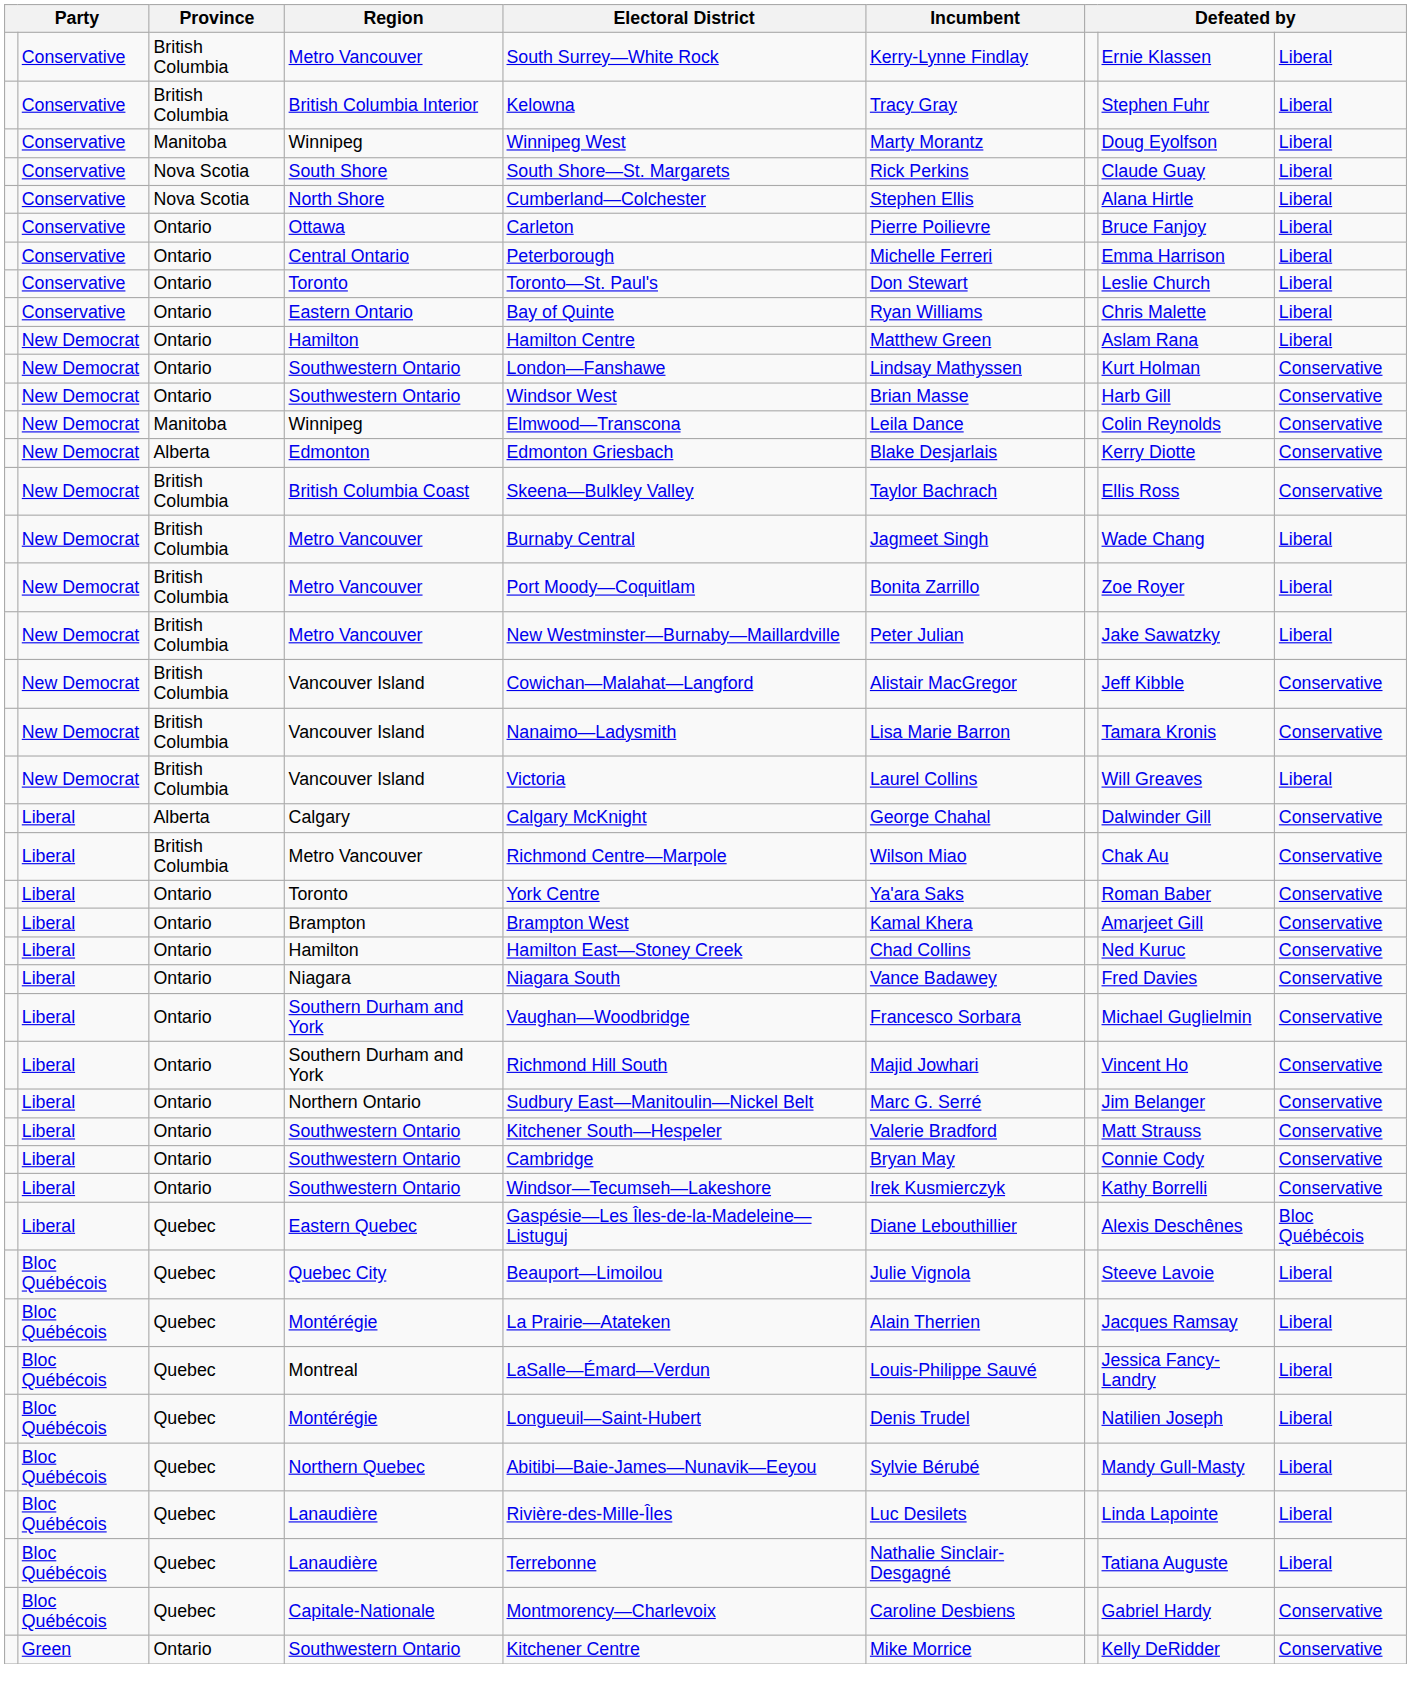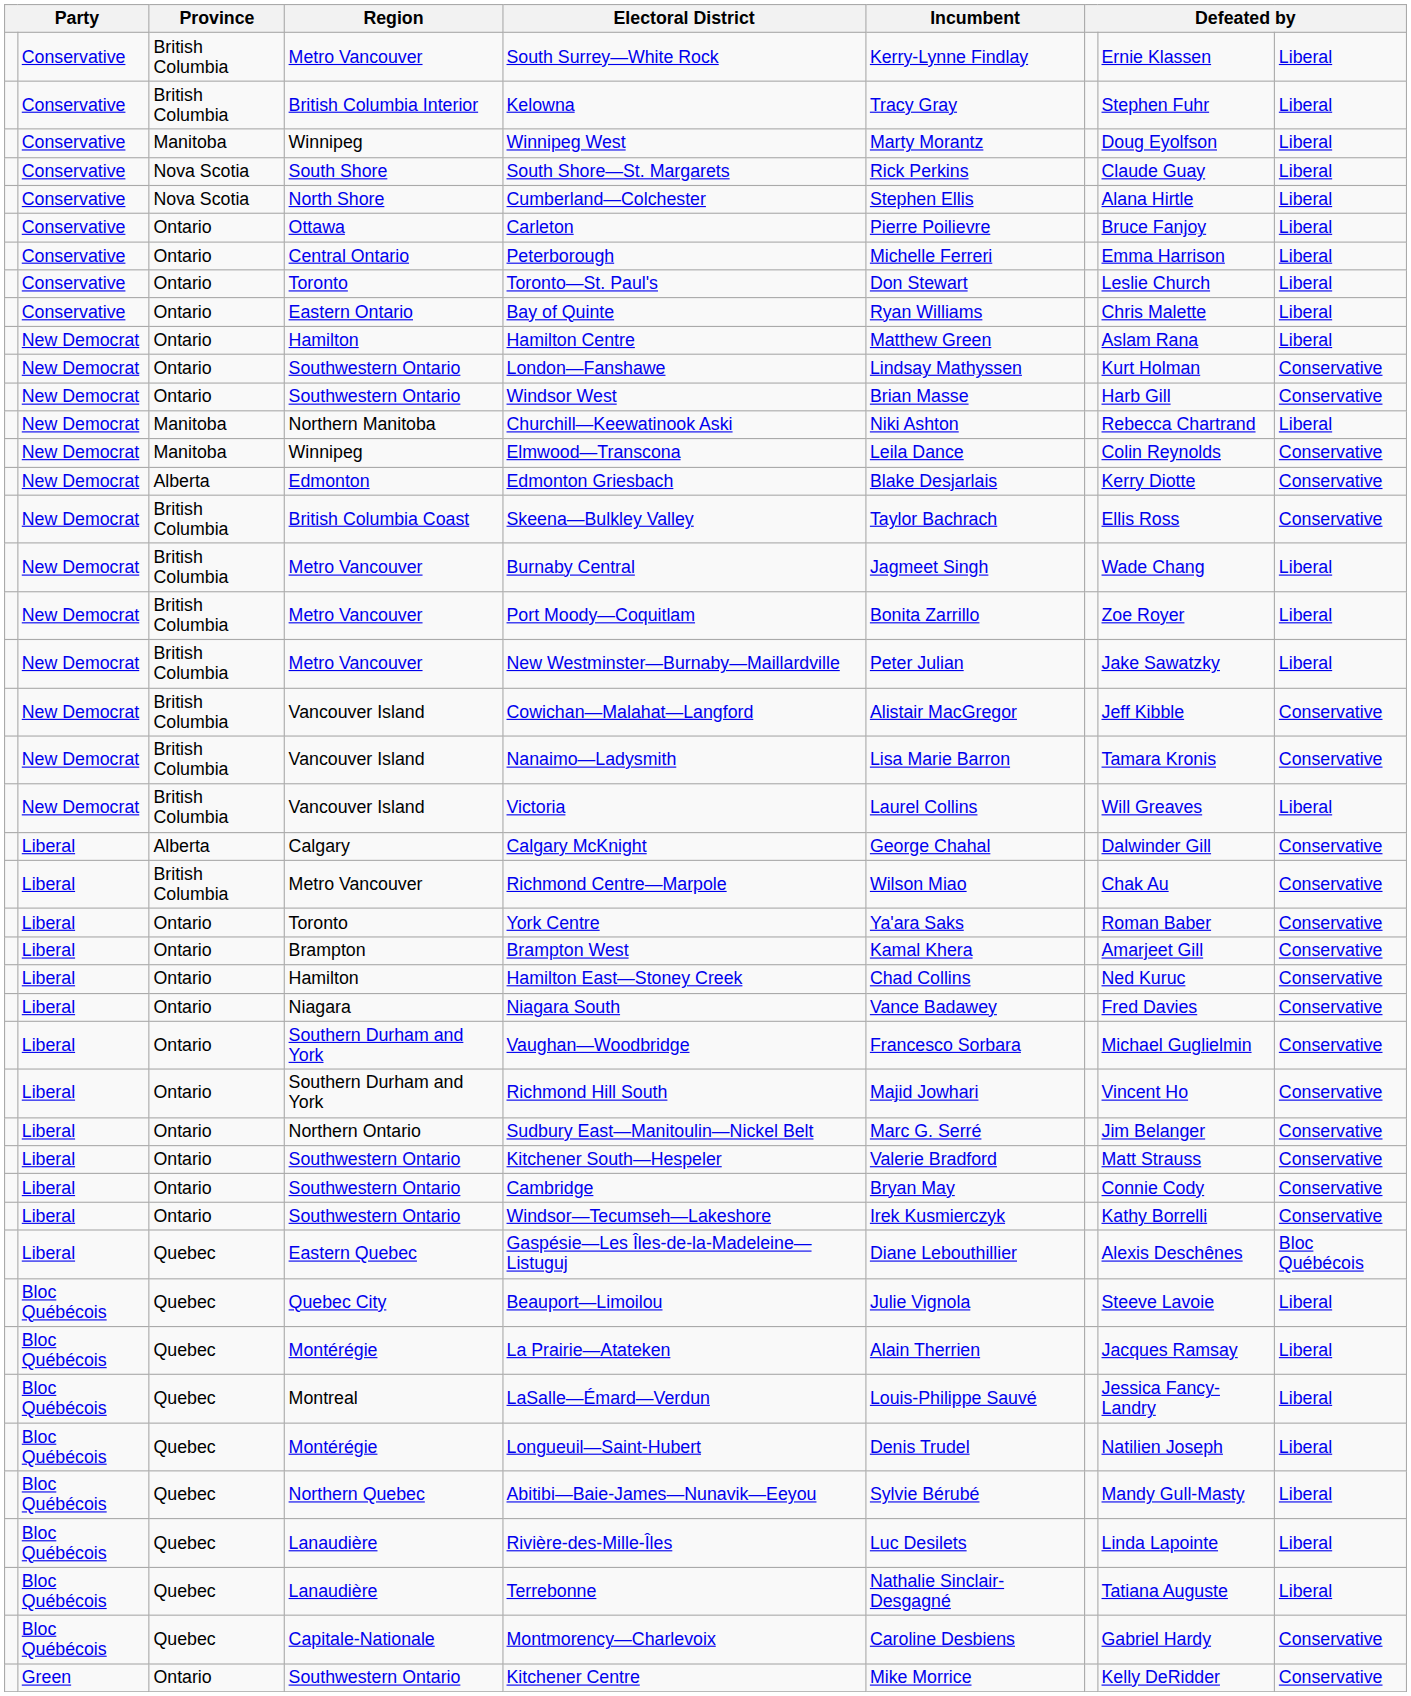+ row: (81, 424)
